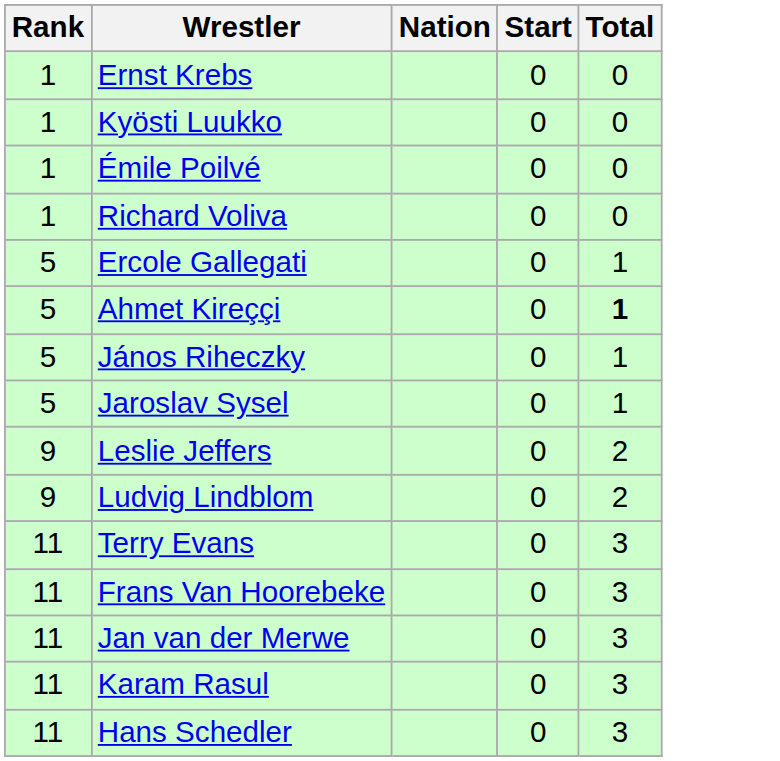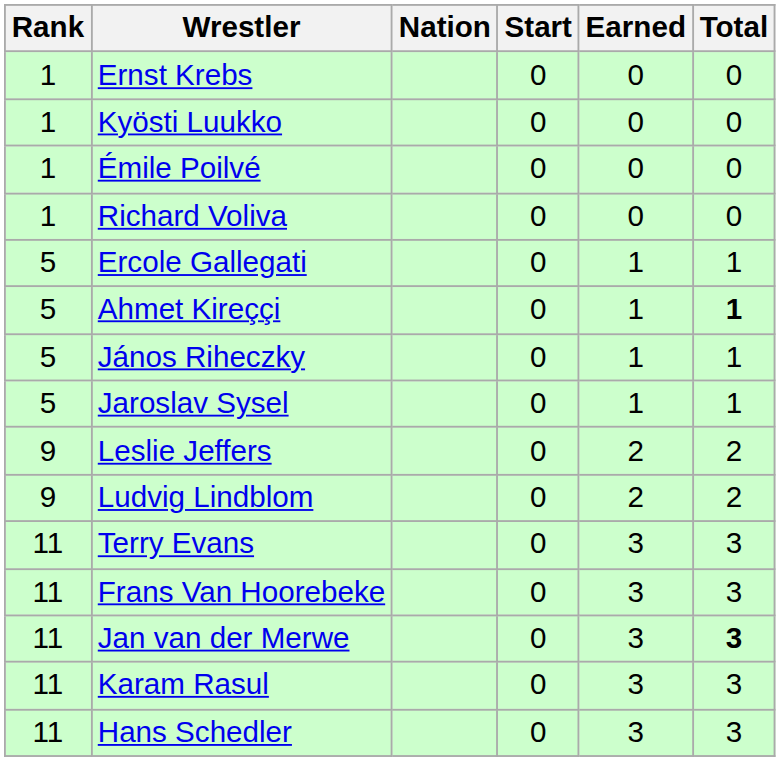+ column: (636, 27)
(620, 638) normal -> (734, 638) bold
